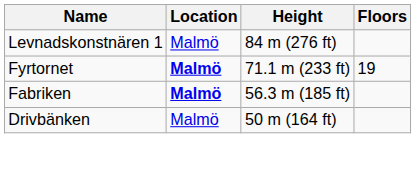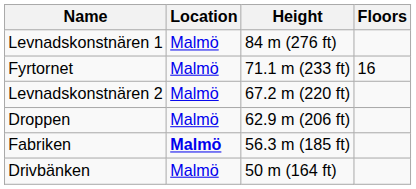(196, 68) bold -> (194, 68) normal
(367, 68) 19 -> (367, 68) 16
+ row: (85, 94)
+ row: (39, 119)
